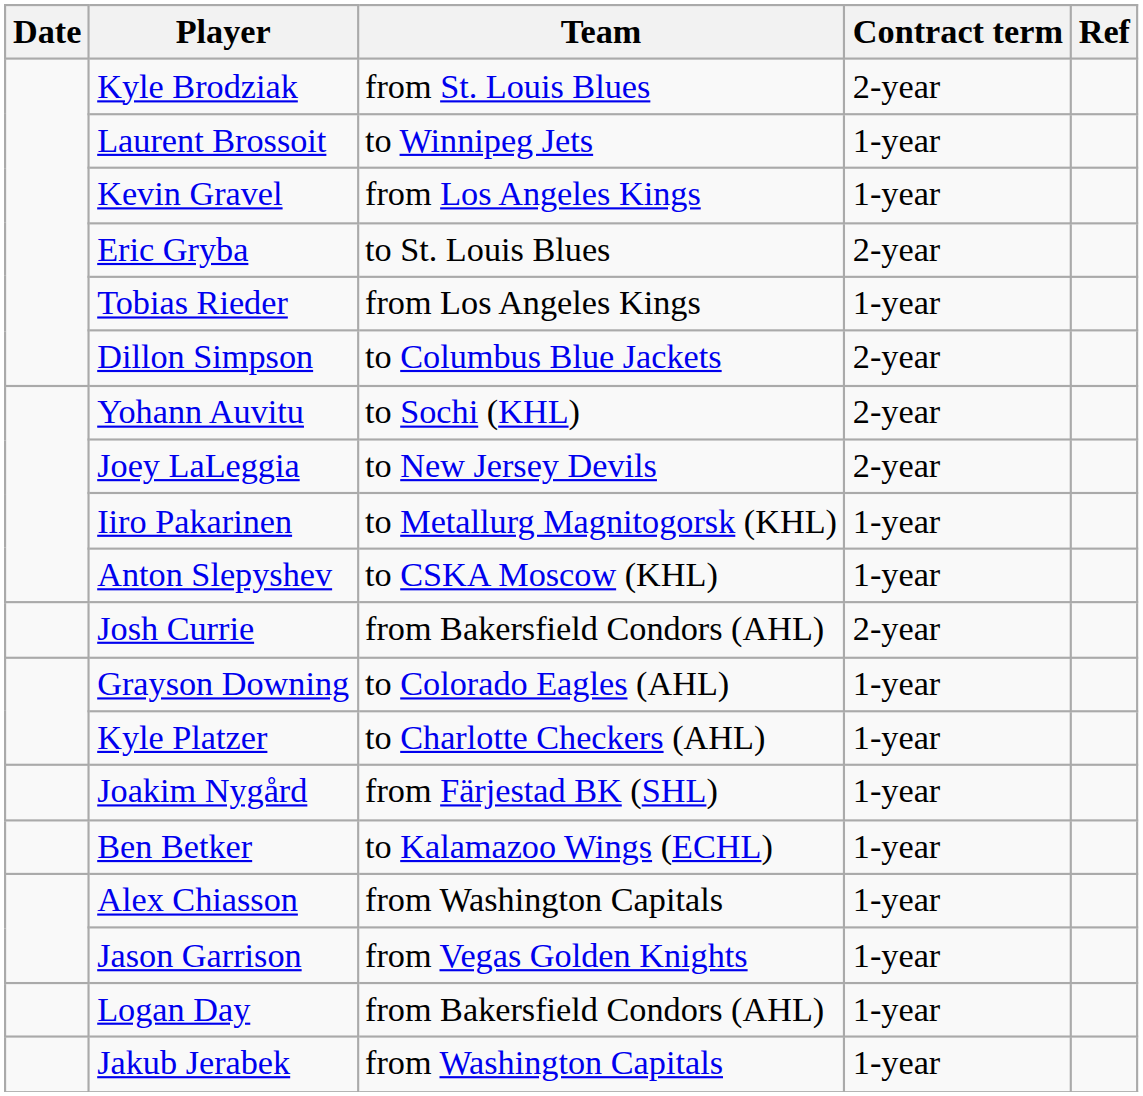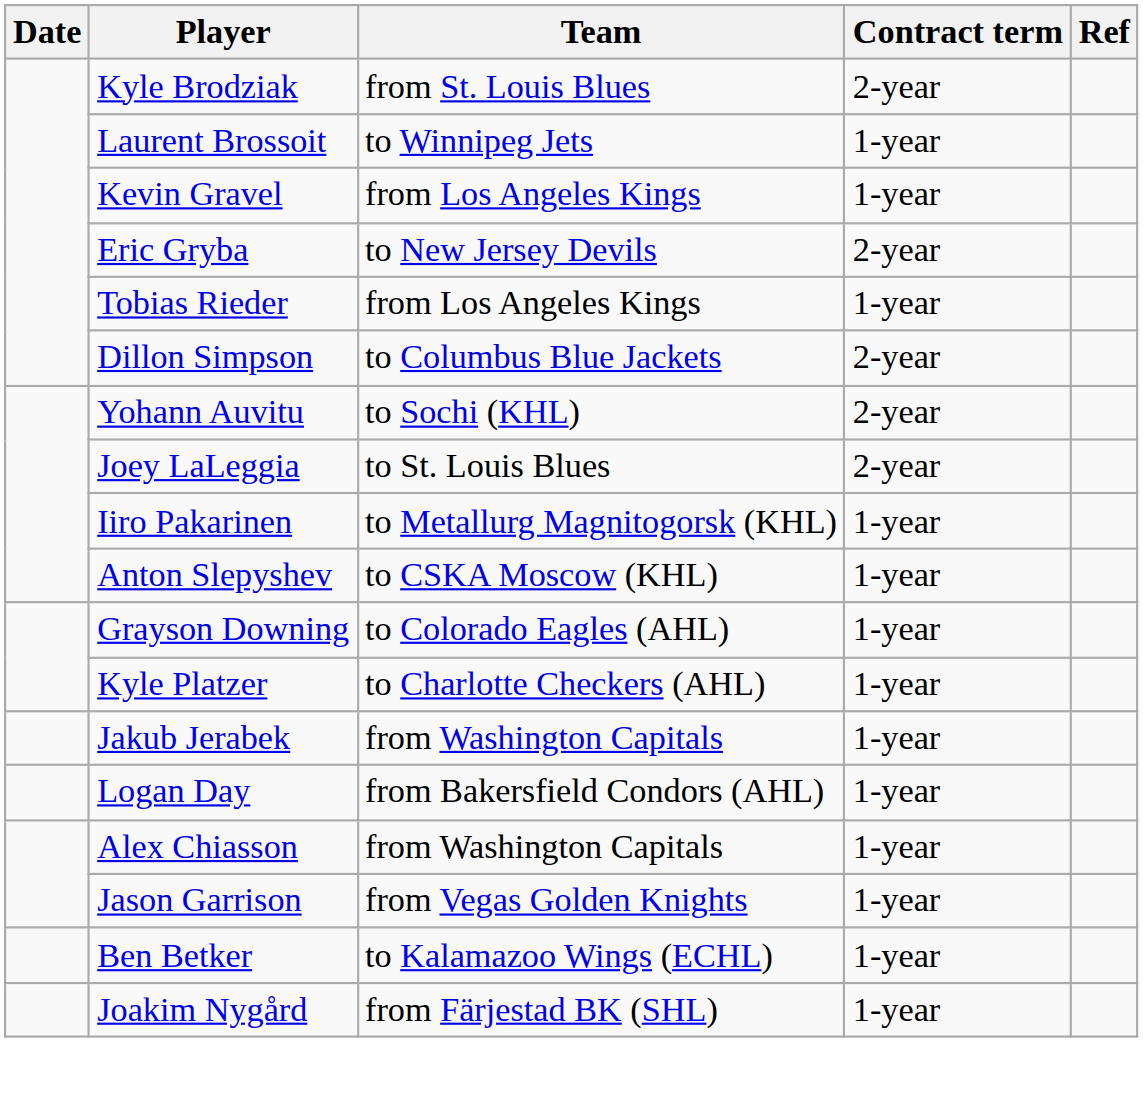(488, 248) to St. Louis Blues -> (511, 248) to New Jersey Devils
(511, 466) to New Jersey Devils -> (488, 466) to St. Louis Blues
- row: (176, 628)
rows swapped: (194, 1063) <-> (202, 791)
rows swapped: (175, 846) <-> (174, 1009)
